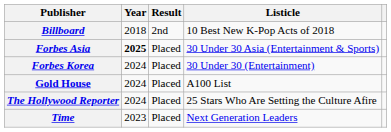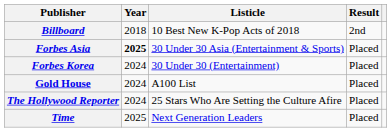columns swapped: (283, 13) <-> (166, 13)
(135, 118) 2023 -> (135, 118) 2025
